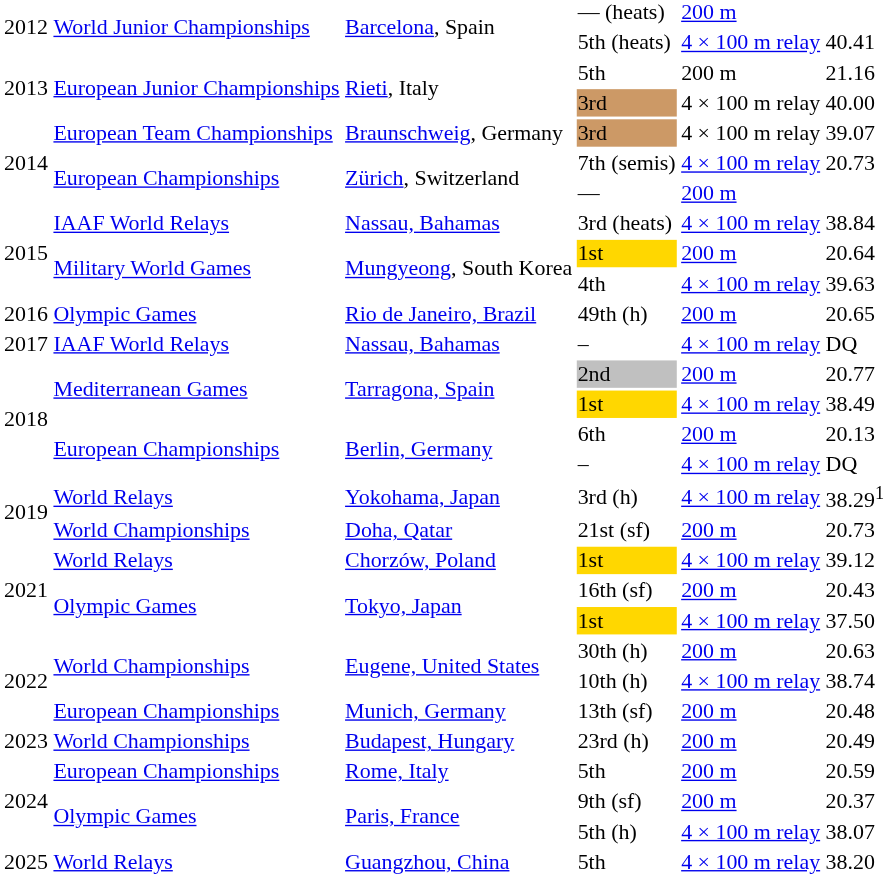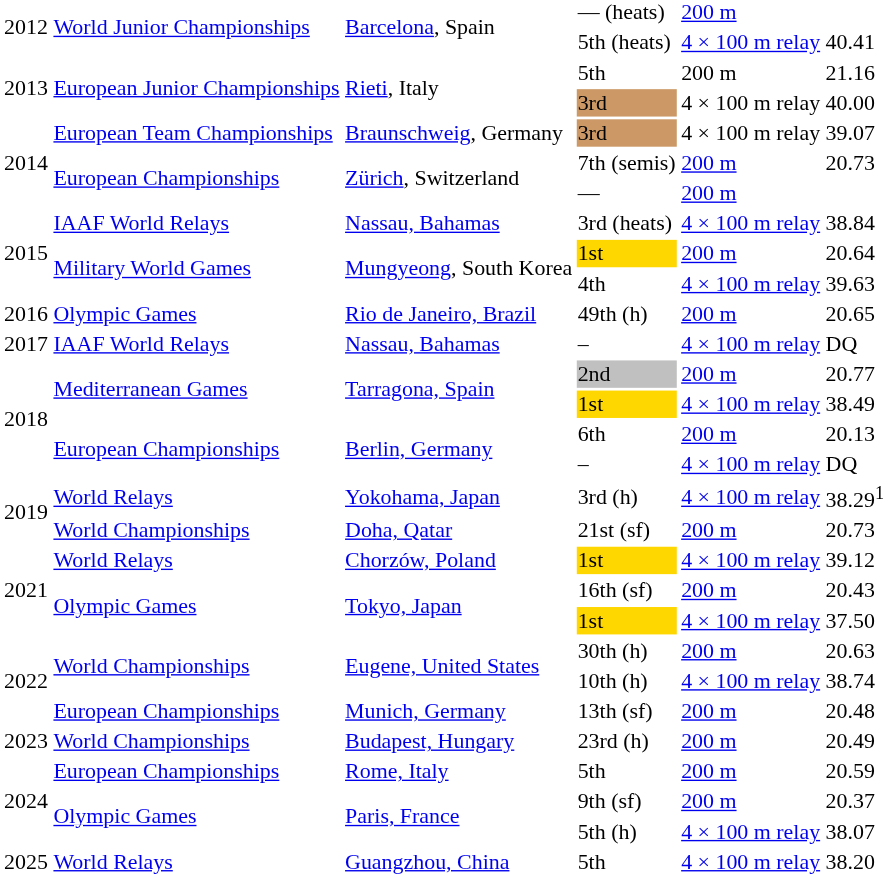(751, 162) 4 × 100 m relay -> (709, 162) 200 m
